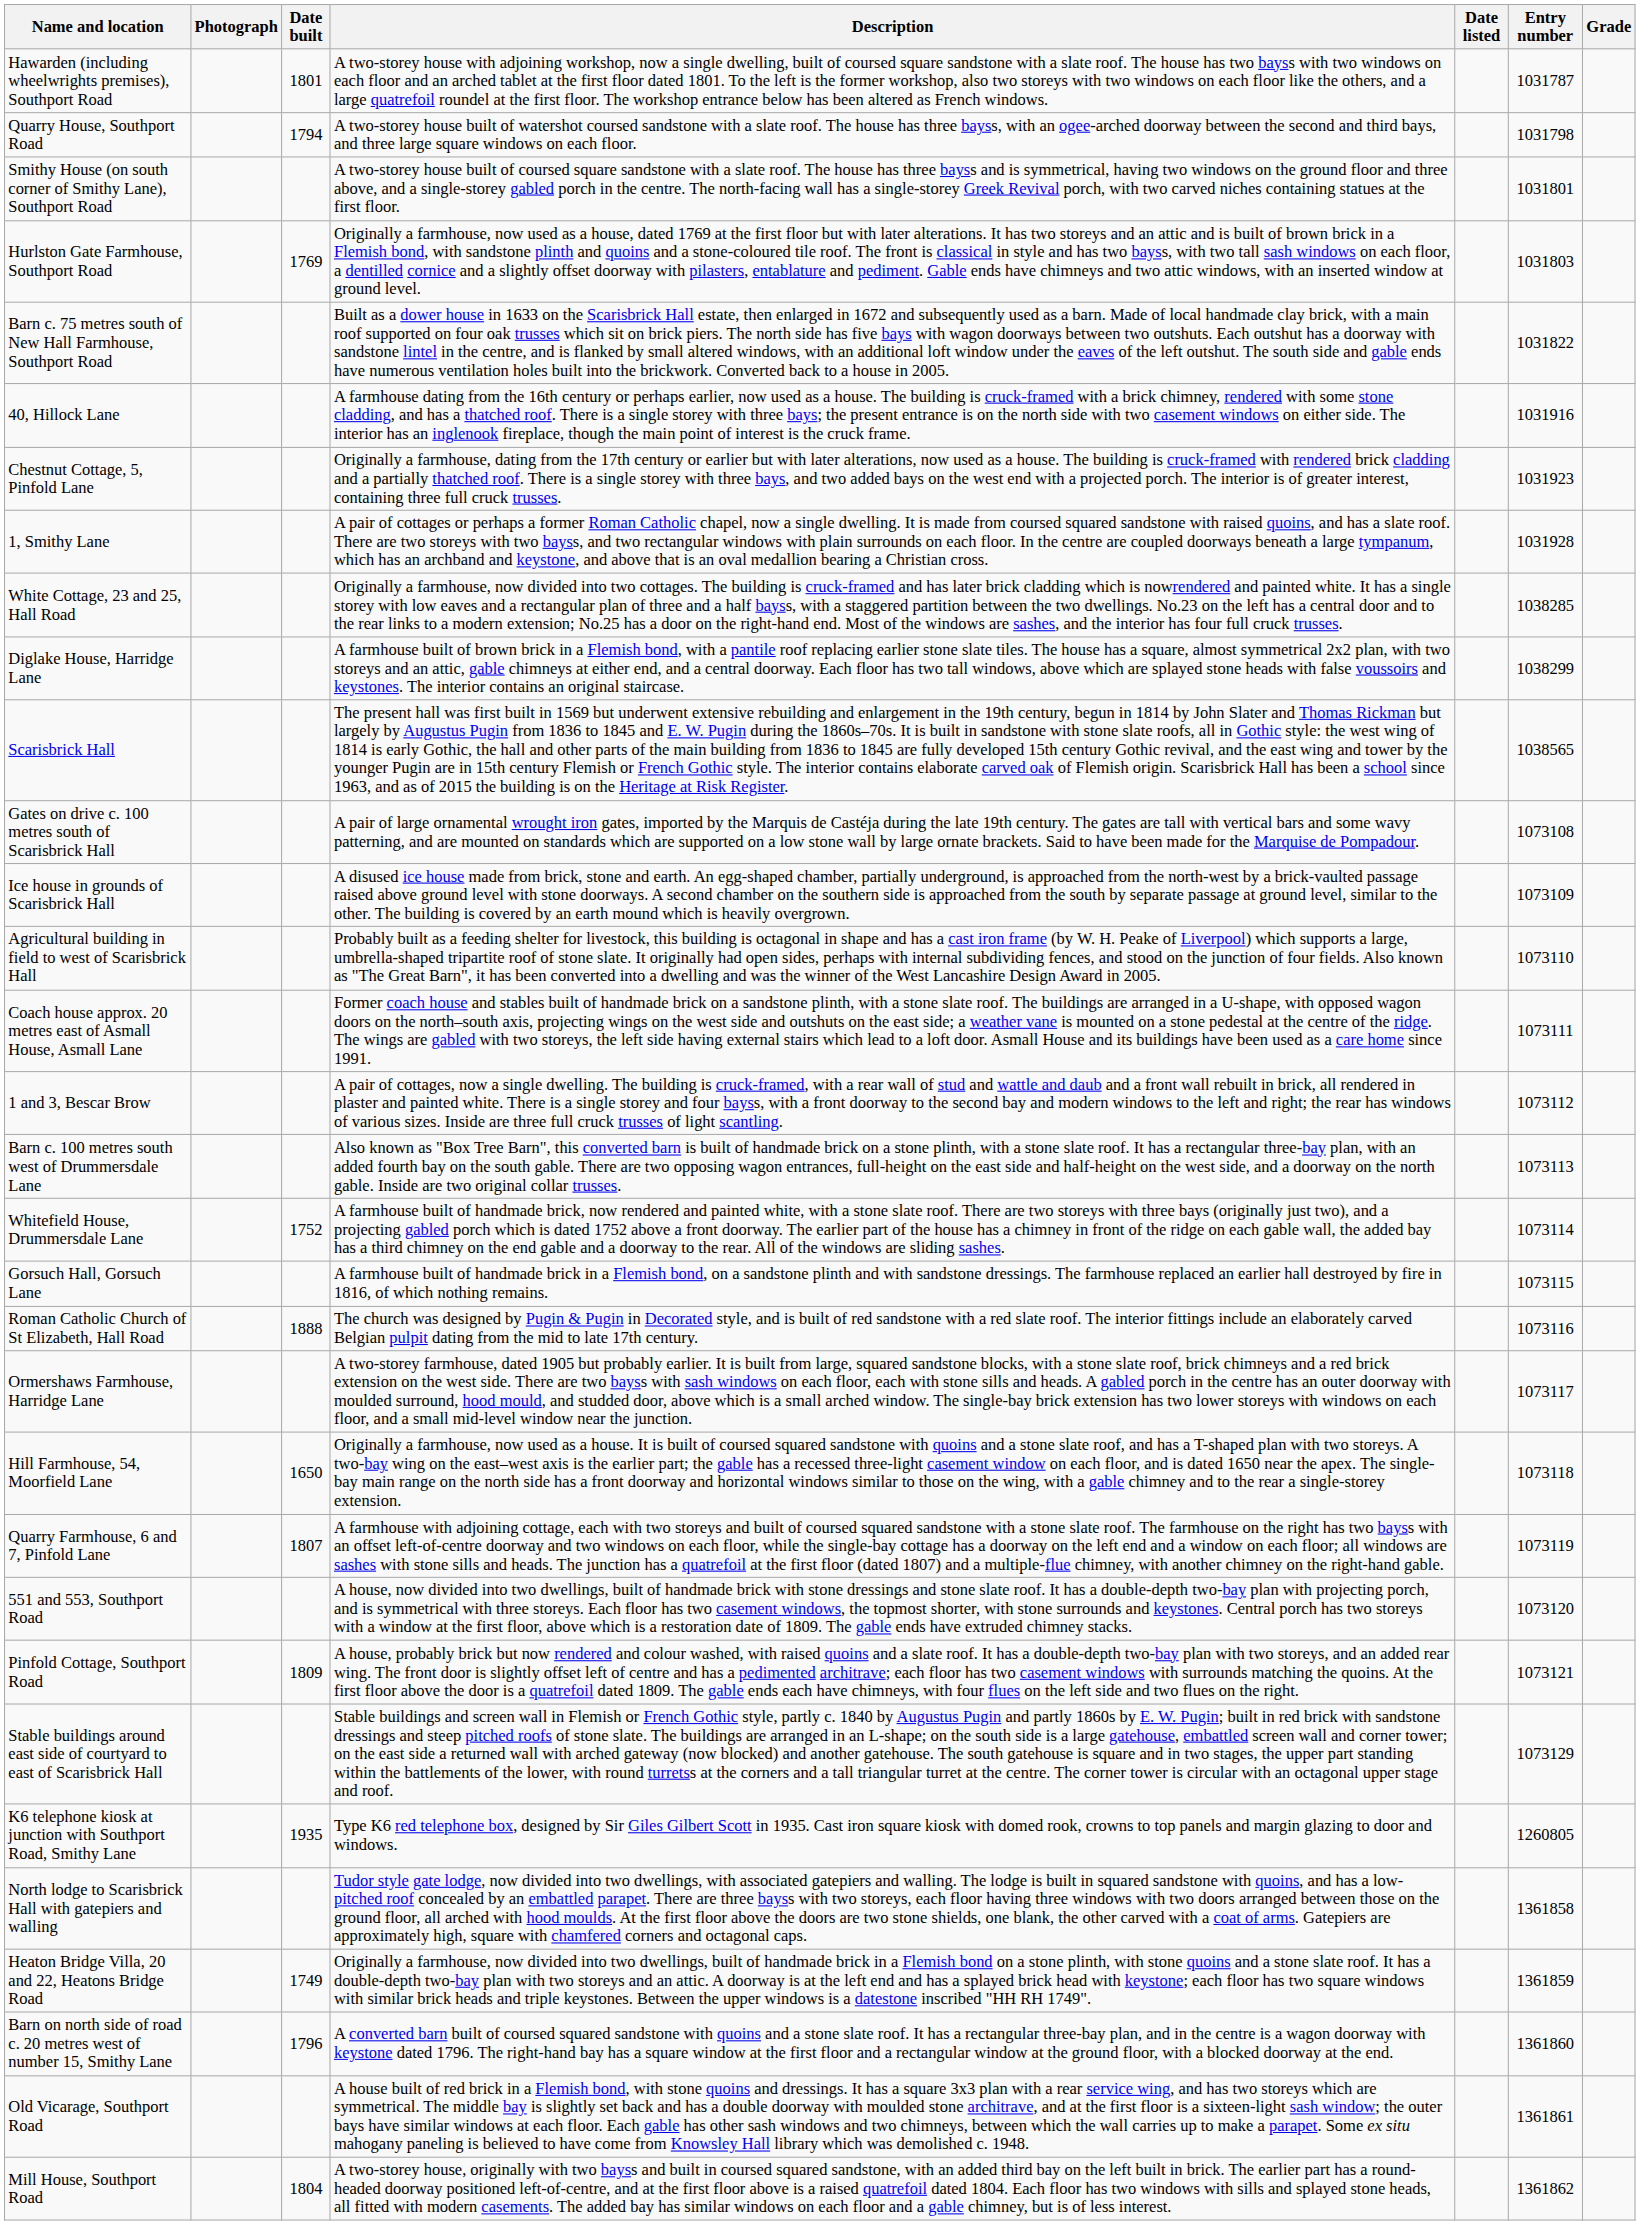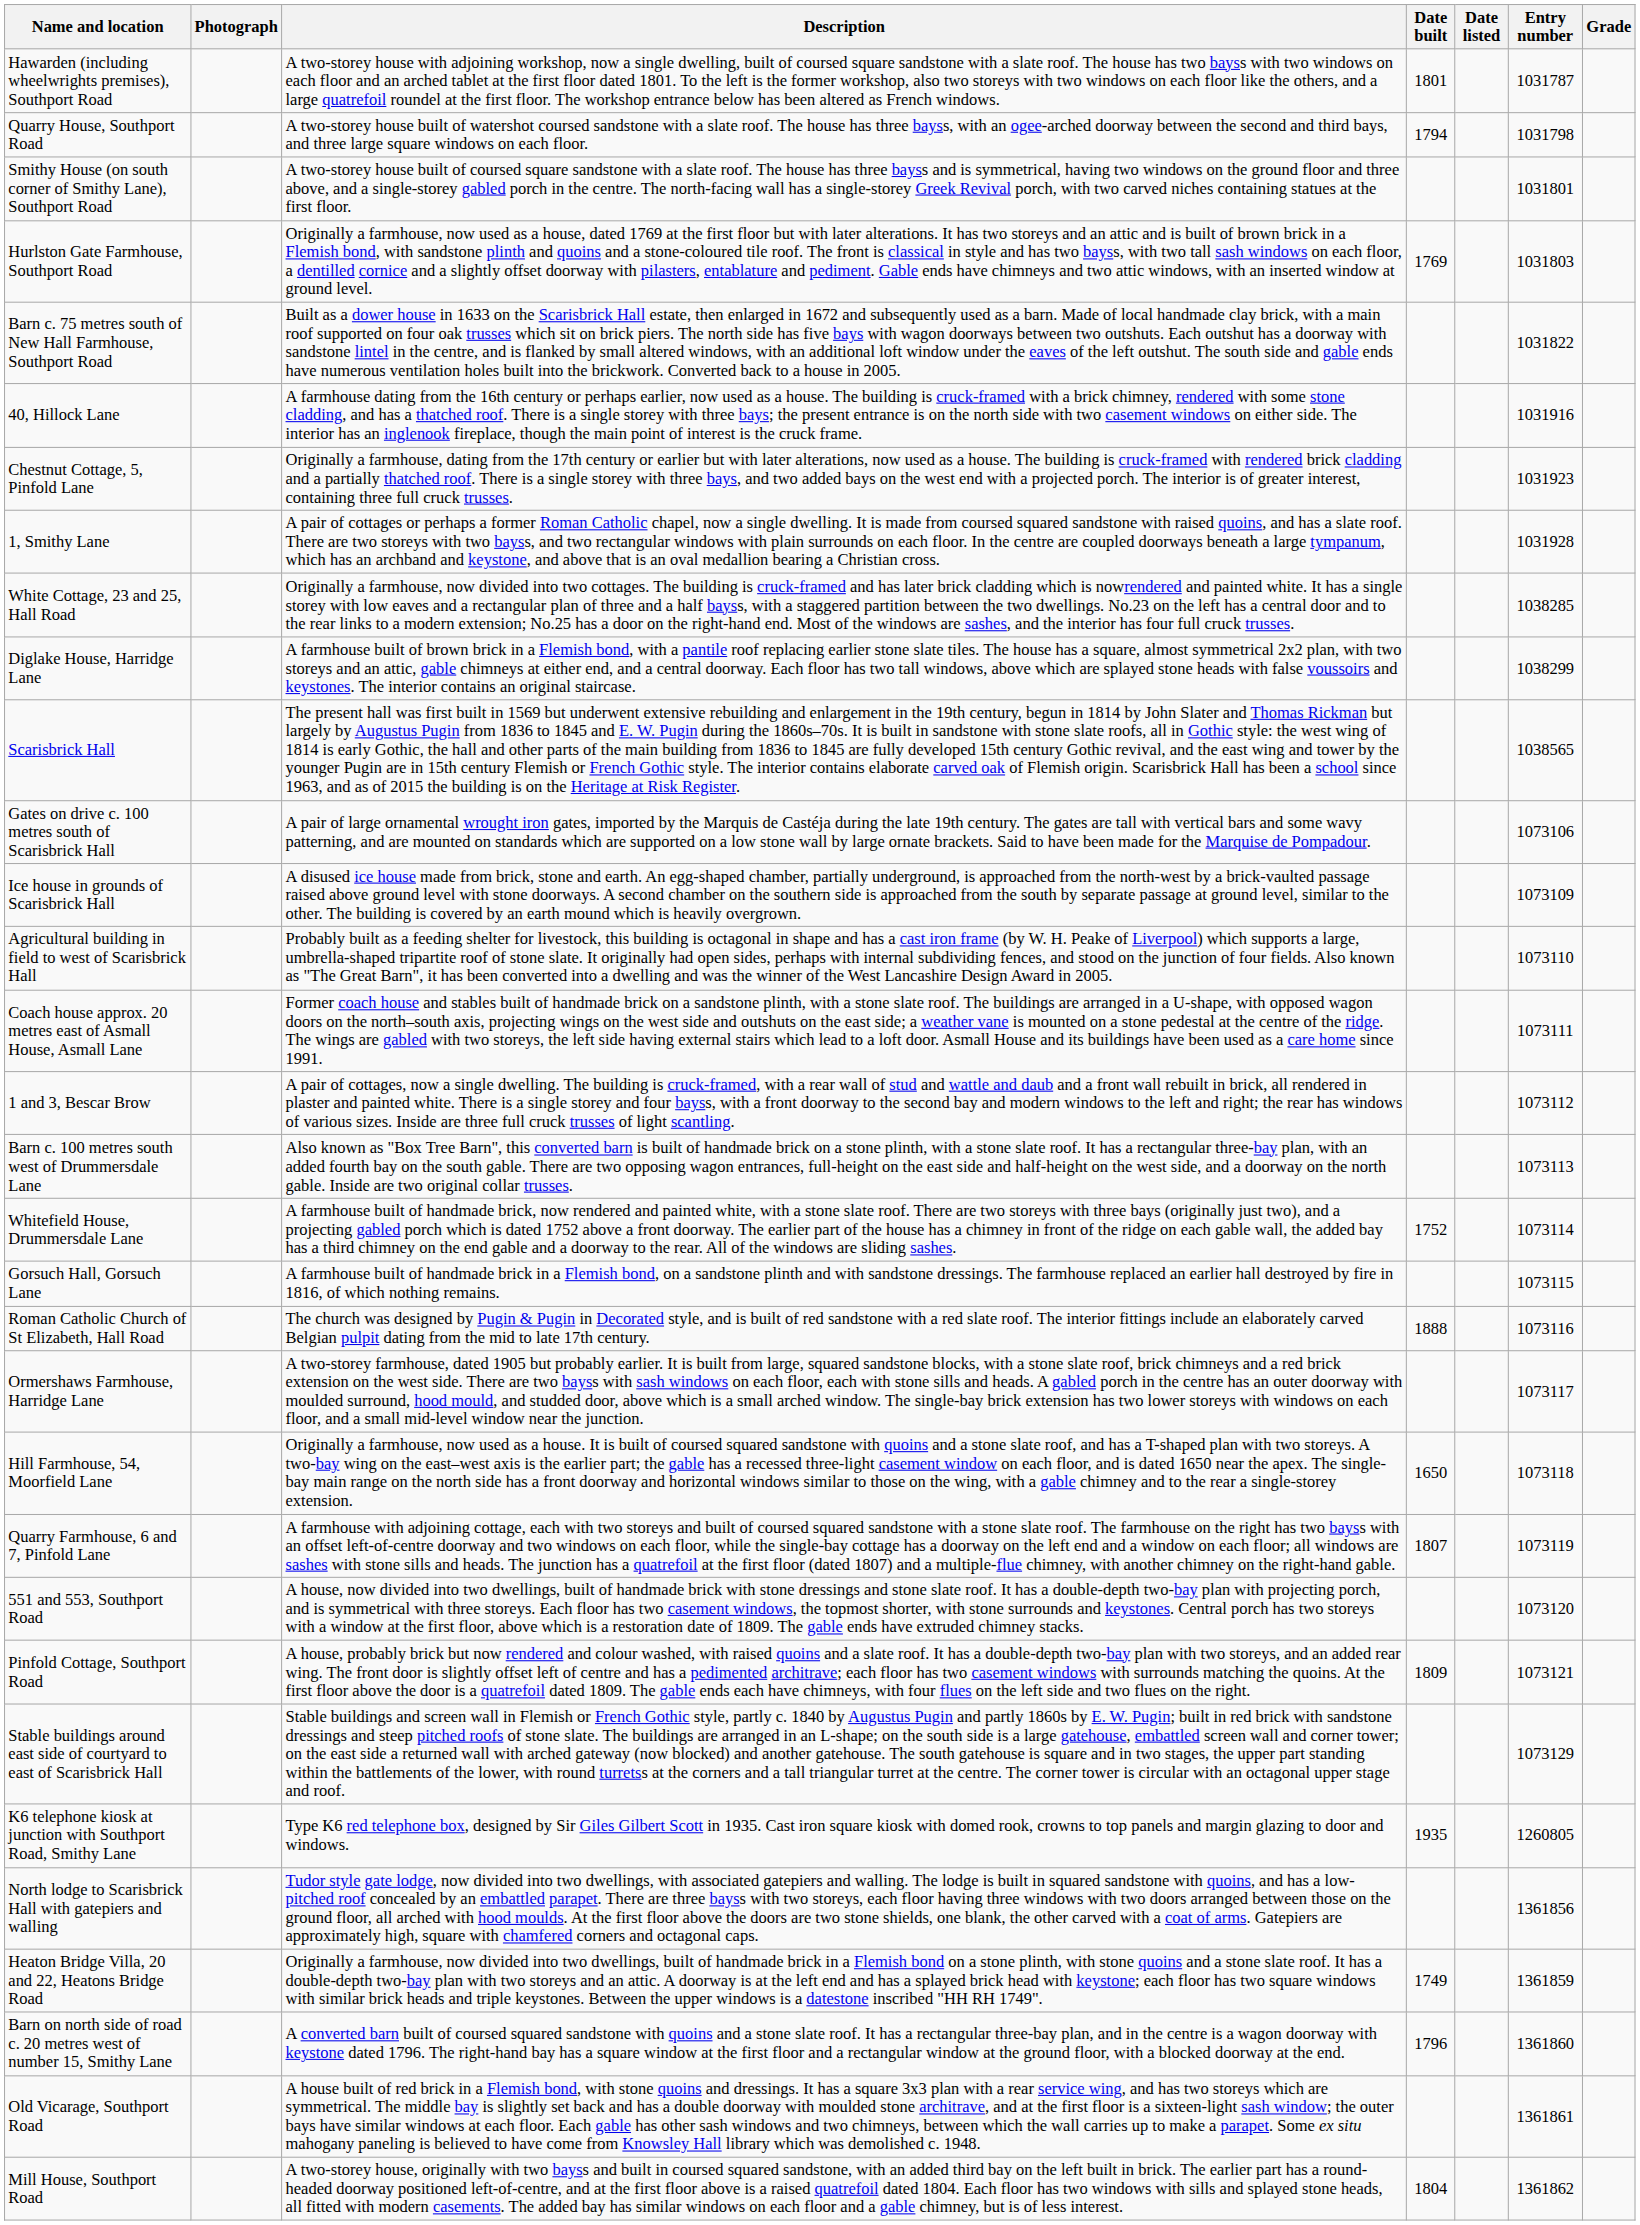columns swapped: (306, 26) <-> (893, 26)
(1545, 831) 1073108 -> (1545, 831) 1073106
(1545, 1908) 1361858 -> (1545, 1908) 1361856
